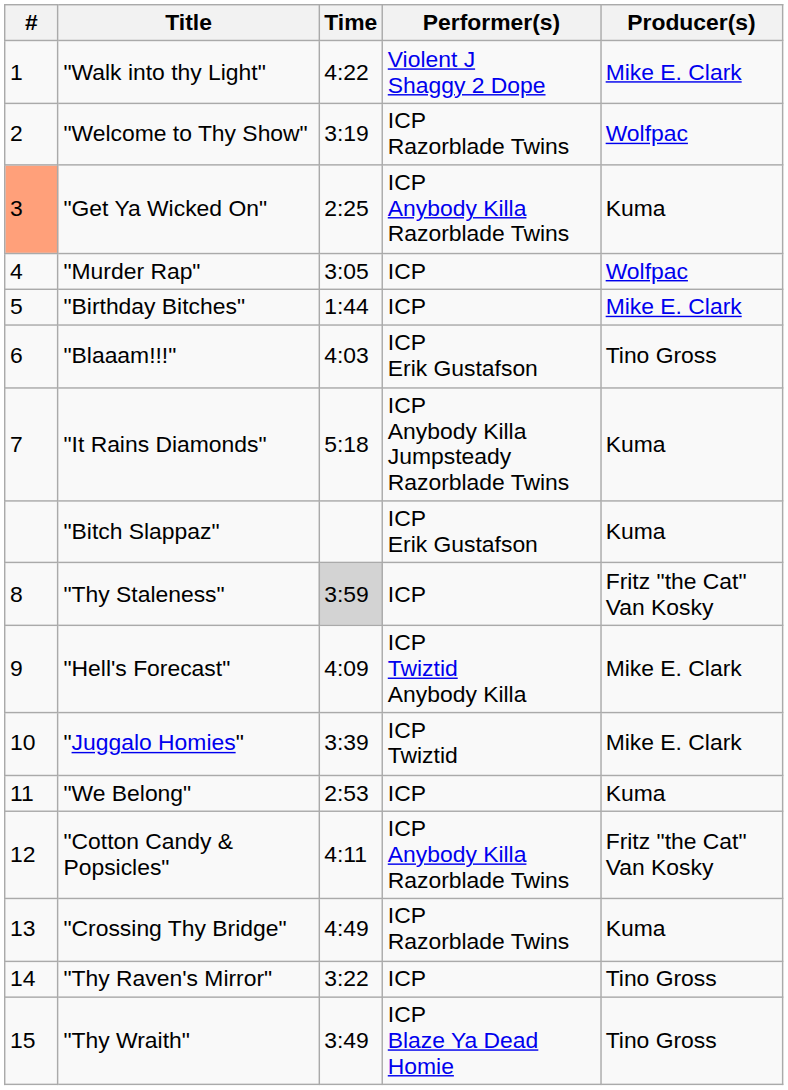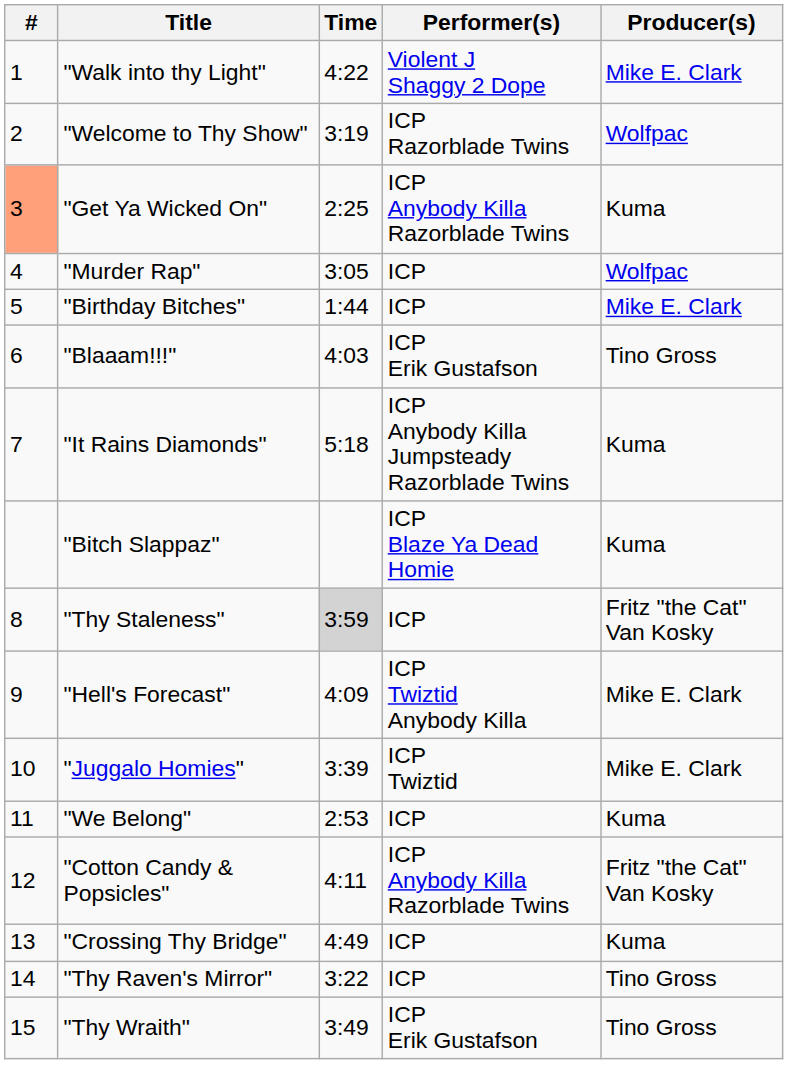(463, 531) ICP Erik Gustafson -> (463, 544) ICP Blaze Ya Dead Homie
(479, 929) ICP Razorblade Twins -> (407, 942) ICP
(463, 1040) ICP Blaze Ya Dead Homie -> (463, 1027) ICP Erik Gustafson
